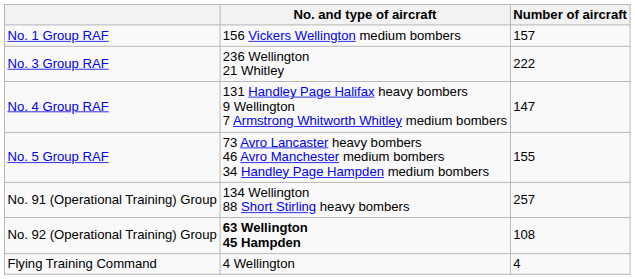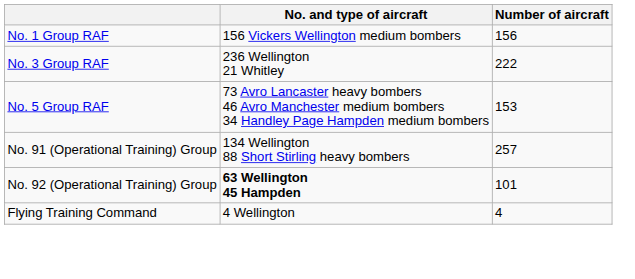(524, 35) 157 -> (506, 35) 156
- row: (58, 106)
(524, 157) 155 -> (506, 106) 153
(524, 235) 108 -> (506, 185) 101
